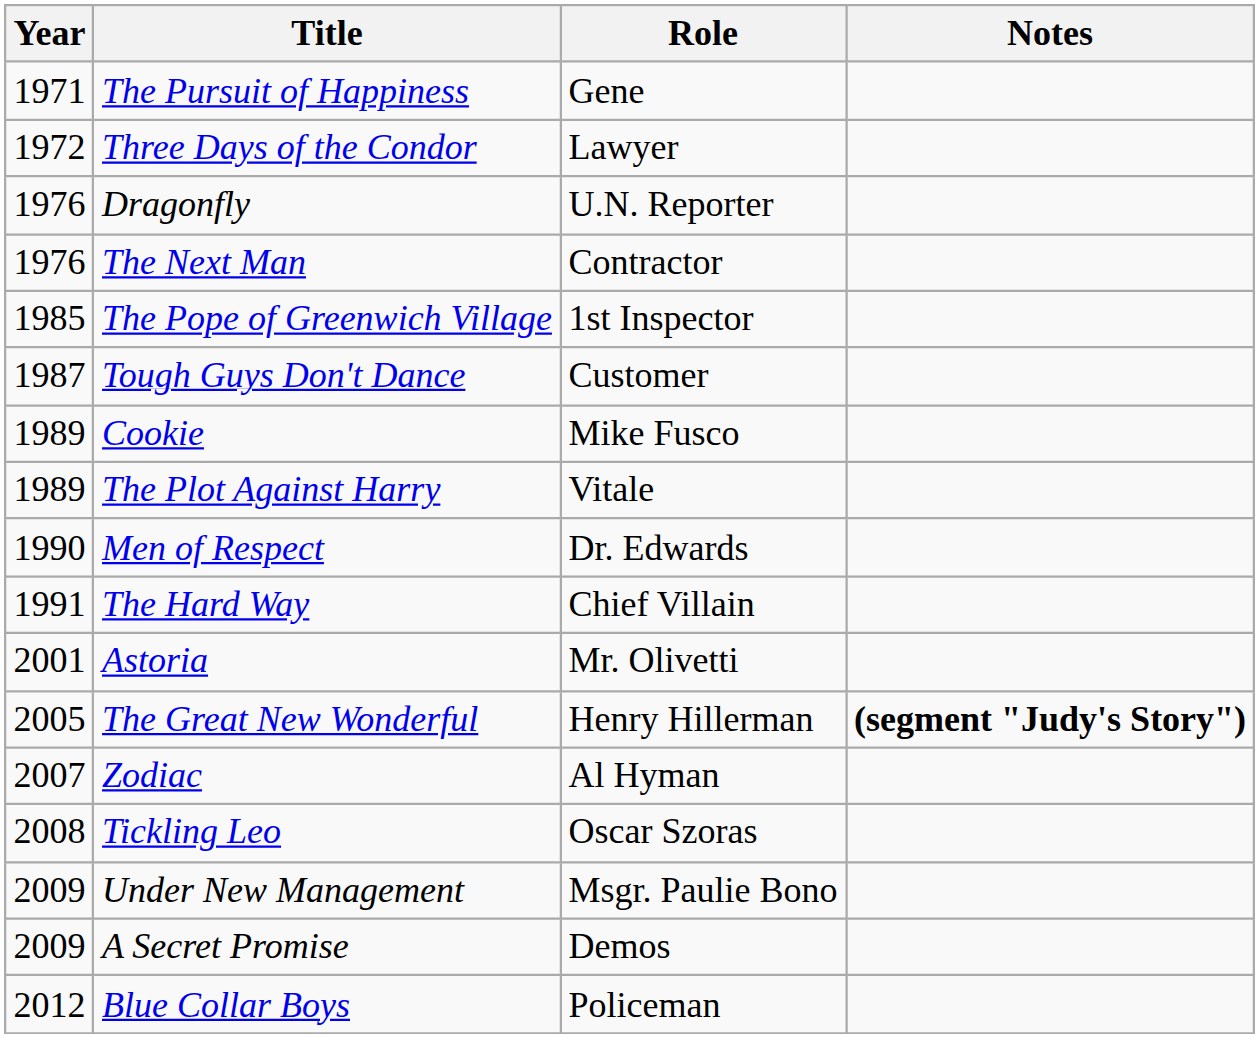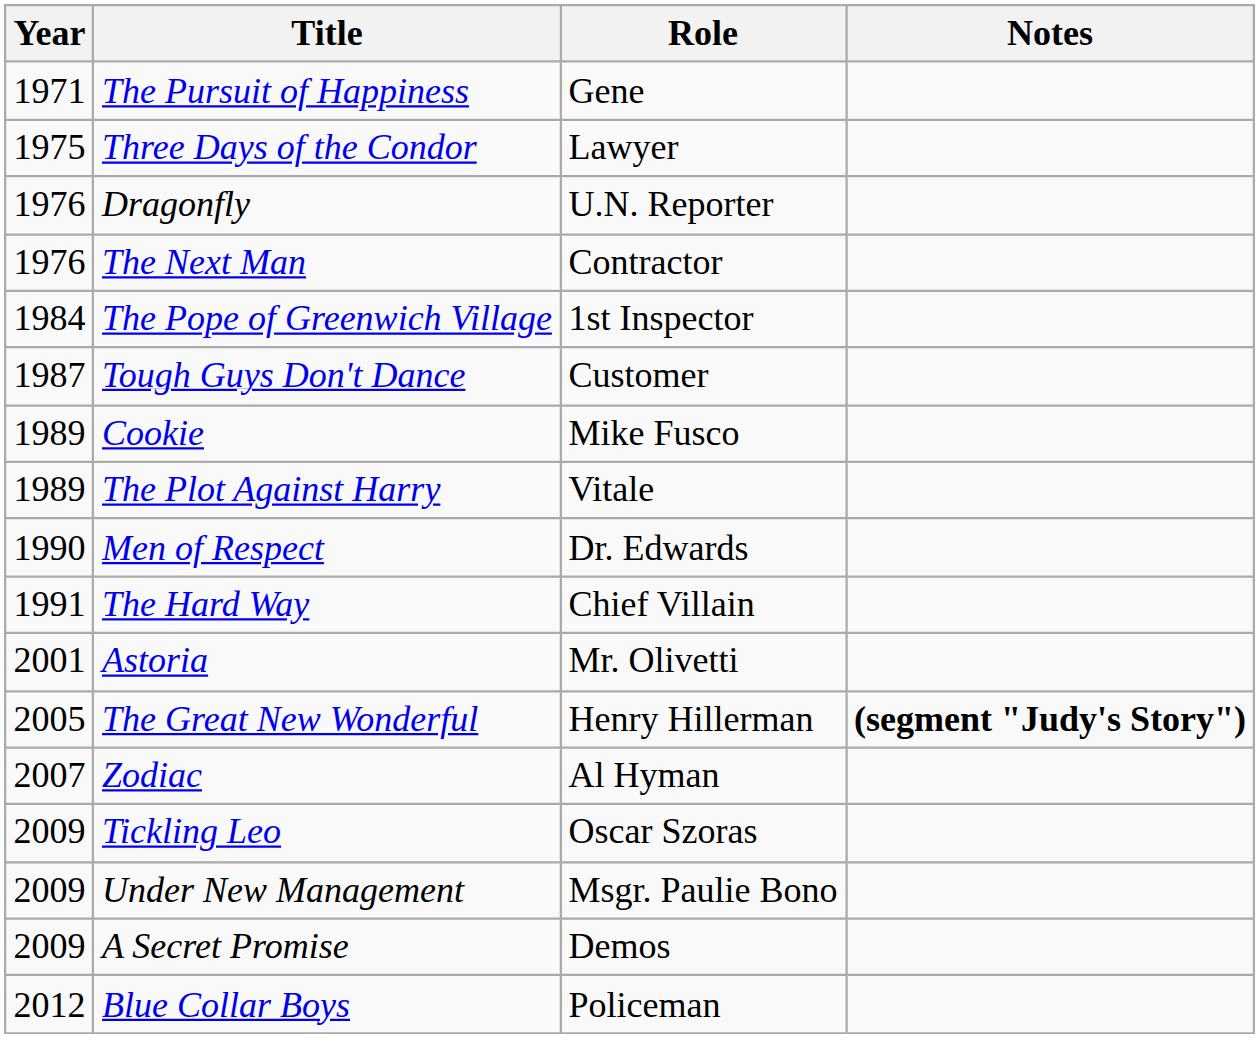(49, 147) 1972 -> (49, 147) 1975
(49, 318) 1985 -> (49, 318) 1984
(49, 832) 2008 -> (49, 832) 2009
